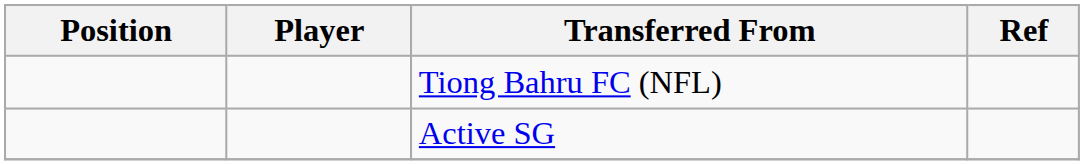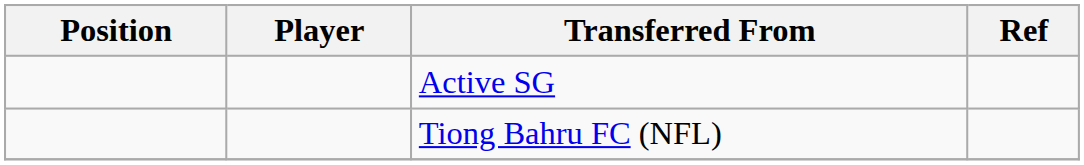rows swapped: (570, 81) <-> (487, 133)
